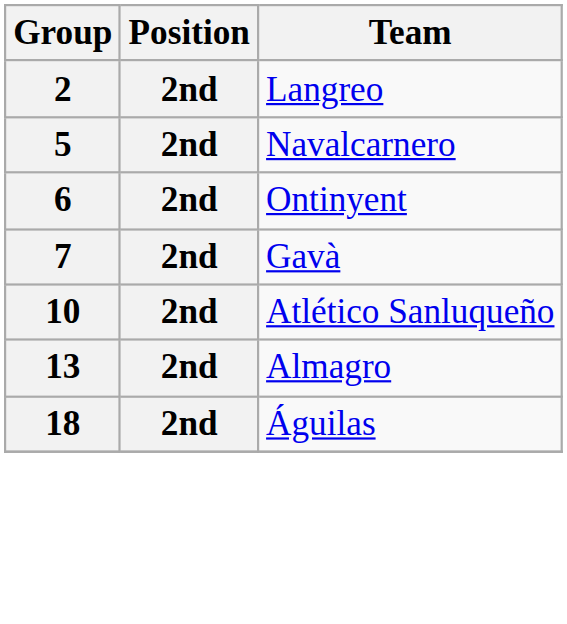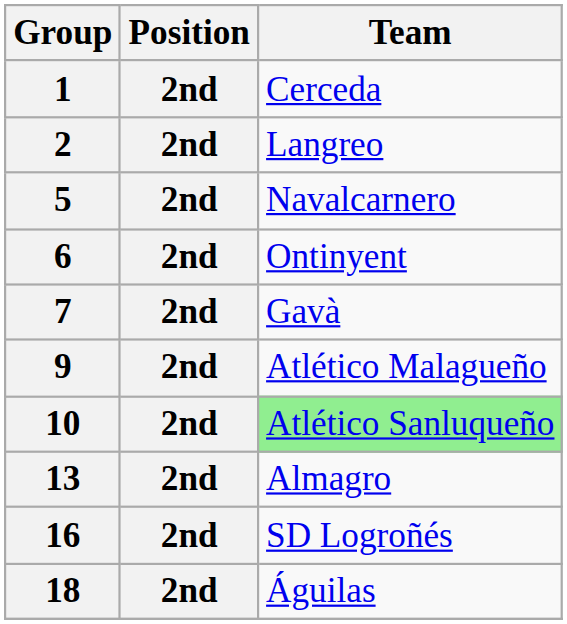+ row: (63, 88)
+ row: (63, 367)
(410, 311) no background -> (410, 423) lightgreen background
+ row: (63, 534)
